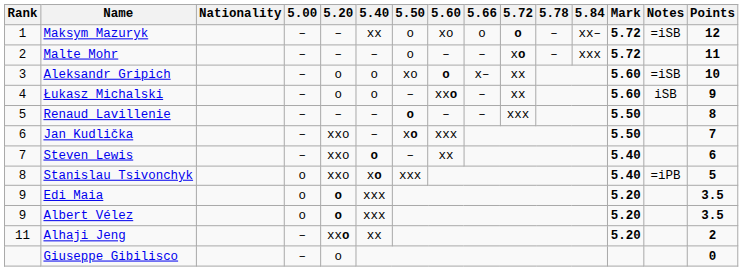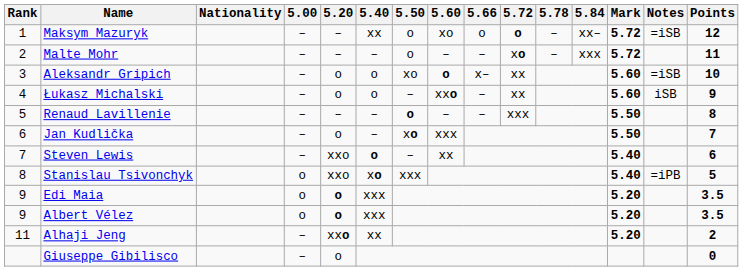(338, 136) xxo -> (338, 136) o
